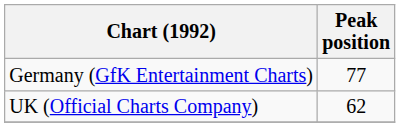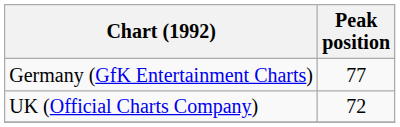(356, 106) 62 -> (356, 106) 72
